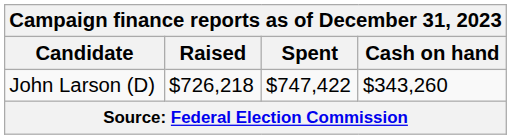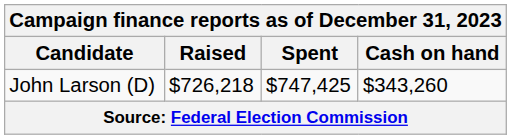(308, 85) $747,422 -> (308, 85) $747,425
